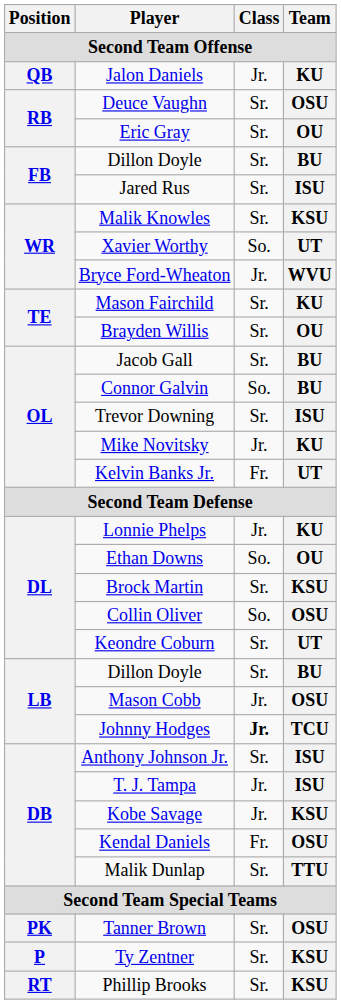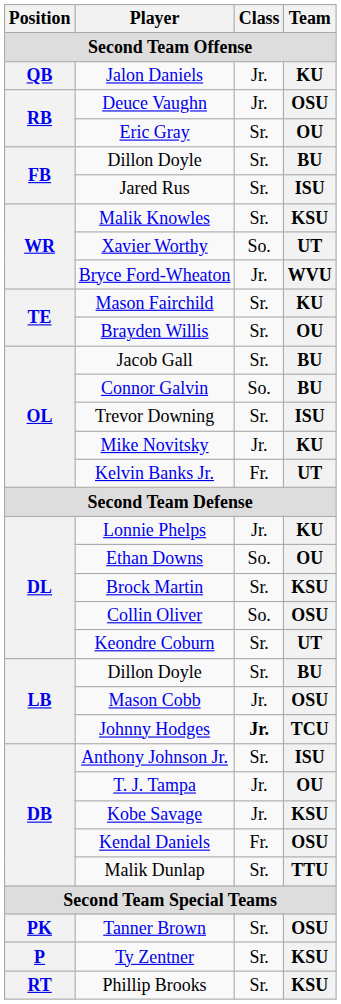(259, 103) Sr. -> (259, 103) Jr.
(310, 786) ISU -> (310, 786) OU
